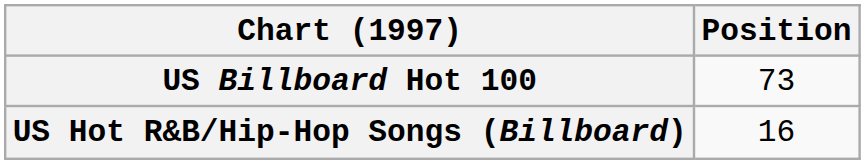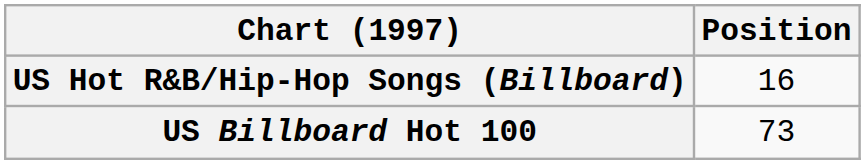rows swapped: (350, 81) <-> (350, 132)
